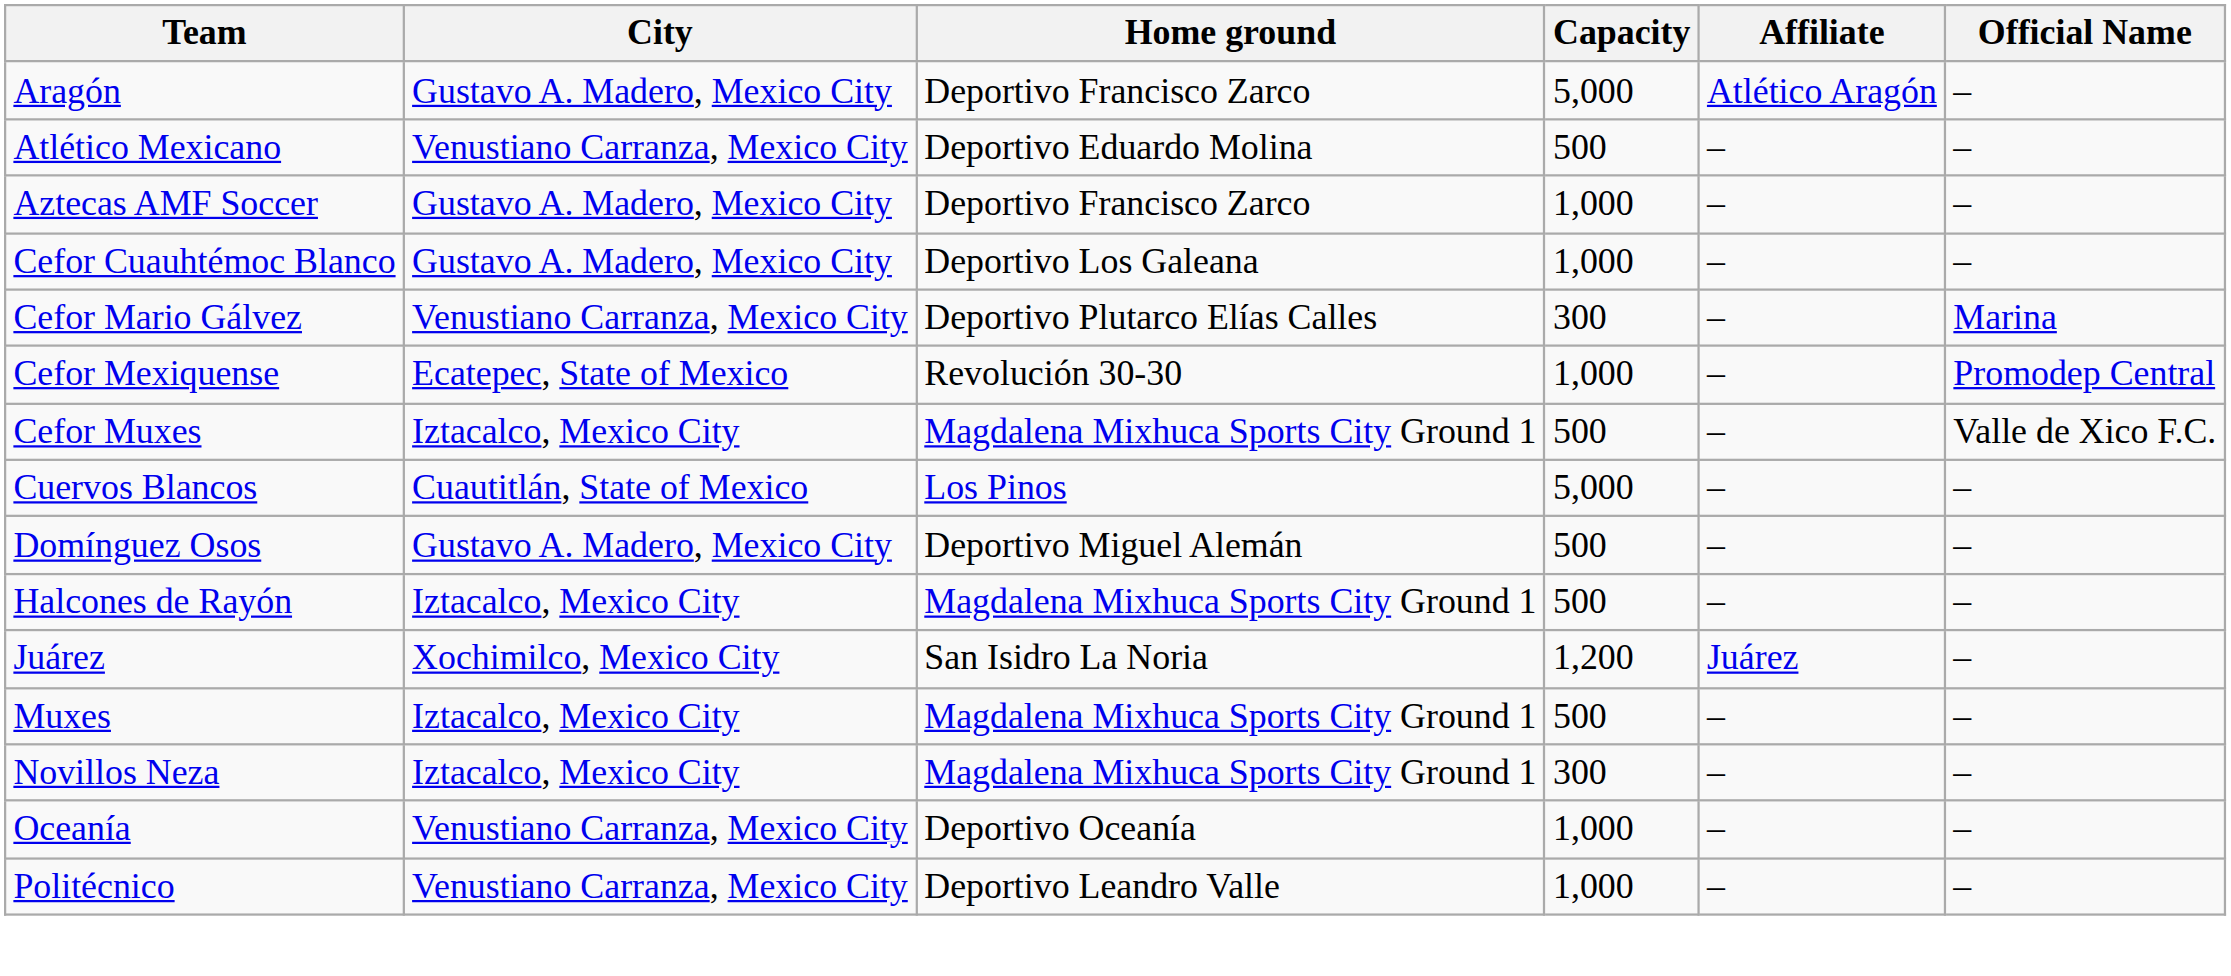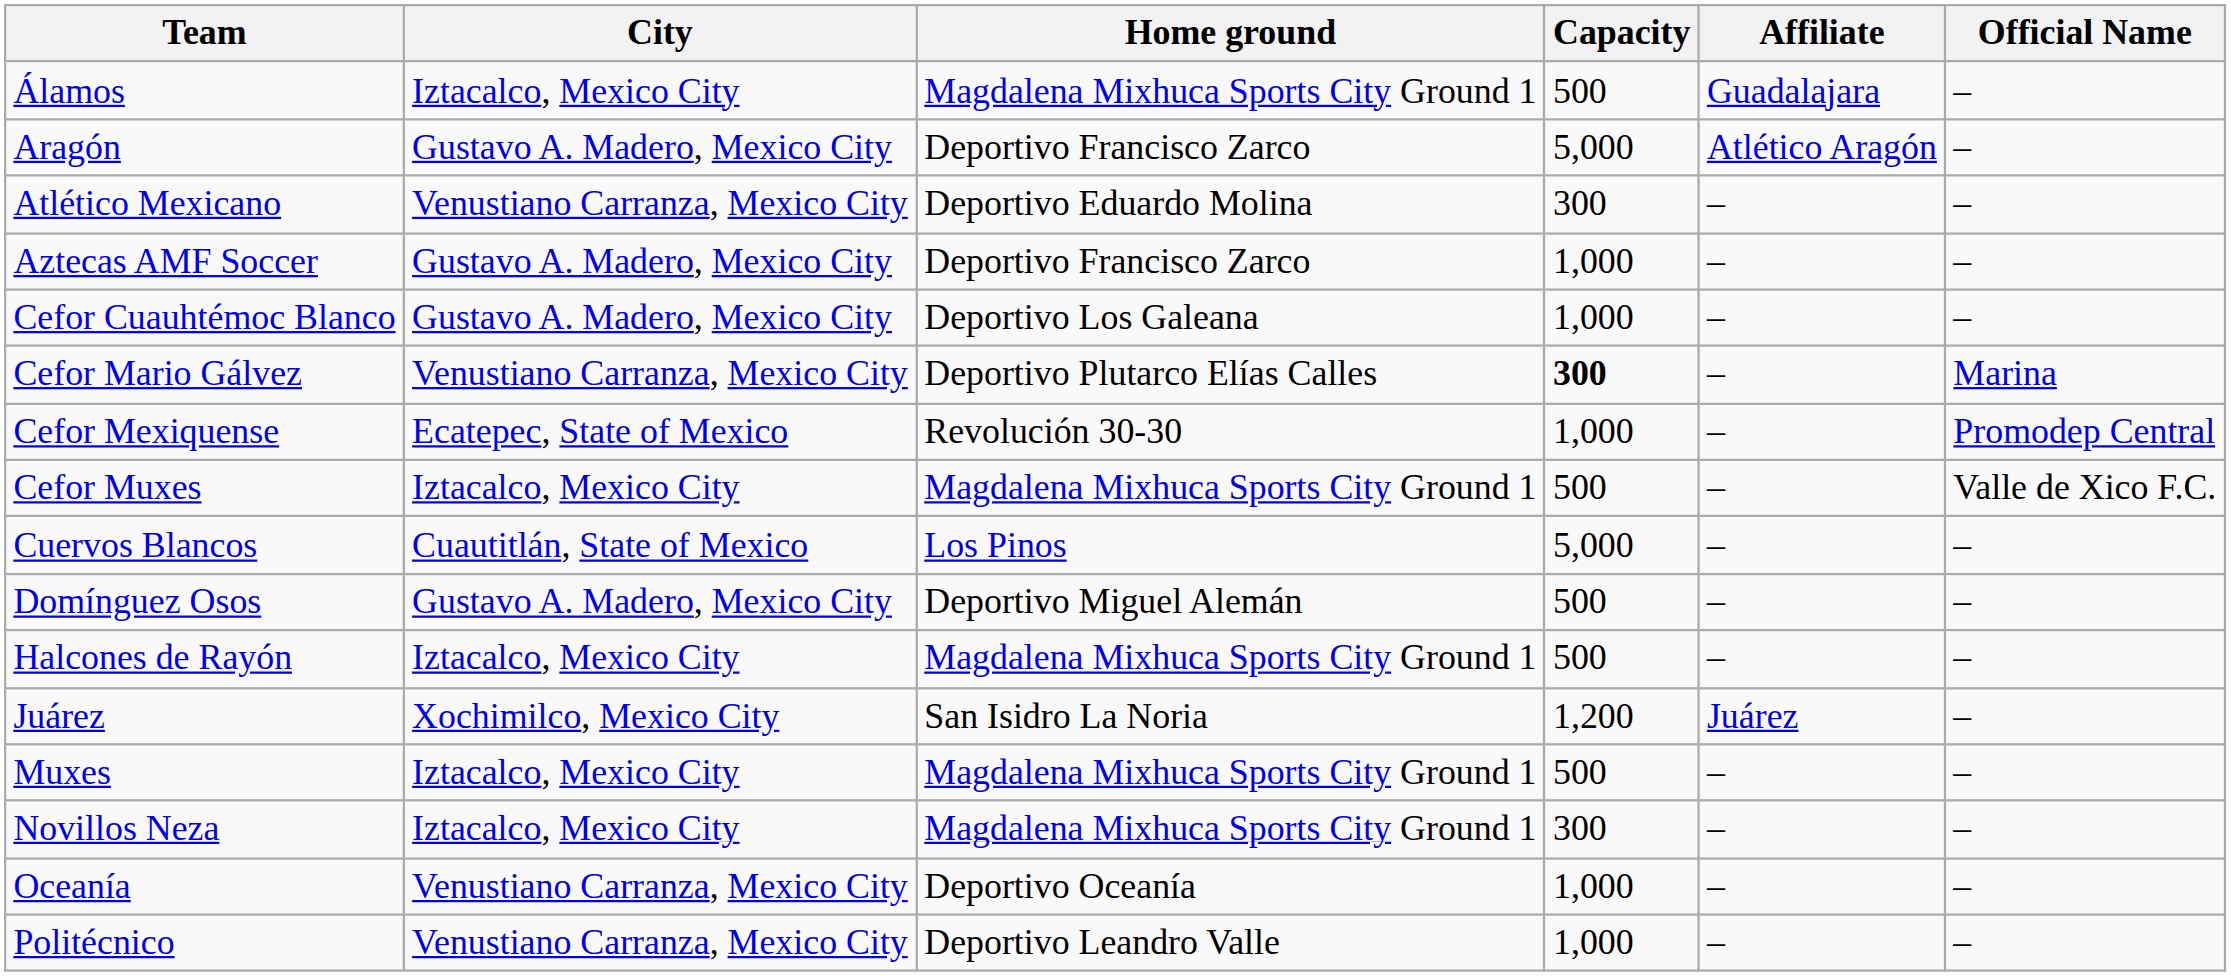+ row: (69, 89)
(1580, 146) 500 -> (1580, 203) 300
(1580, 317) normal -> (1580, 373) bold
